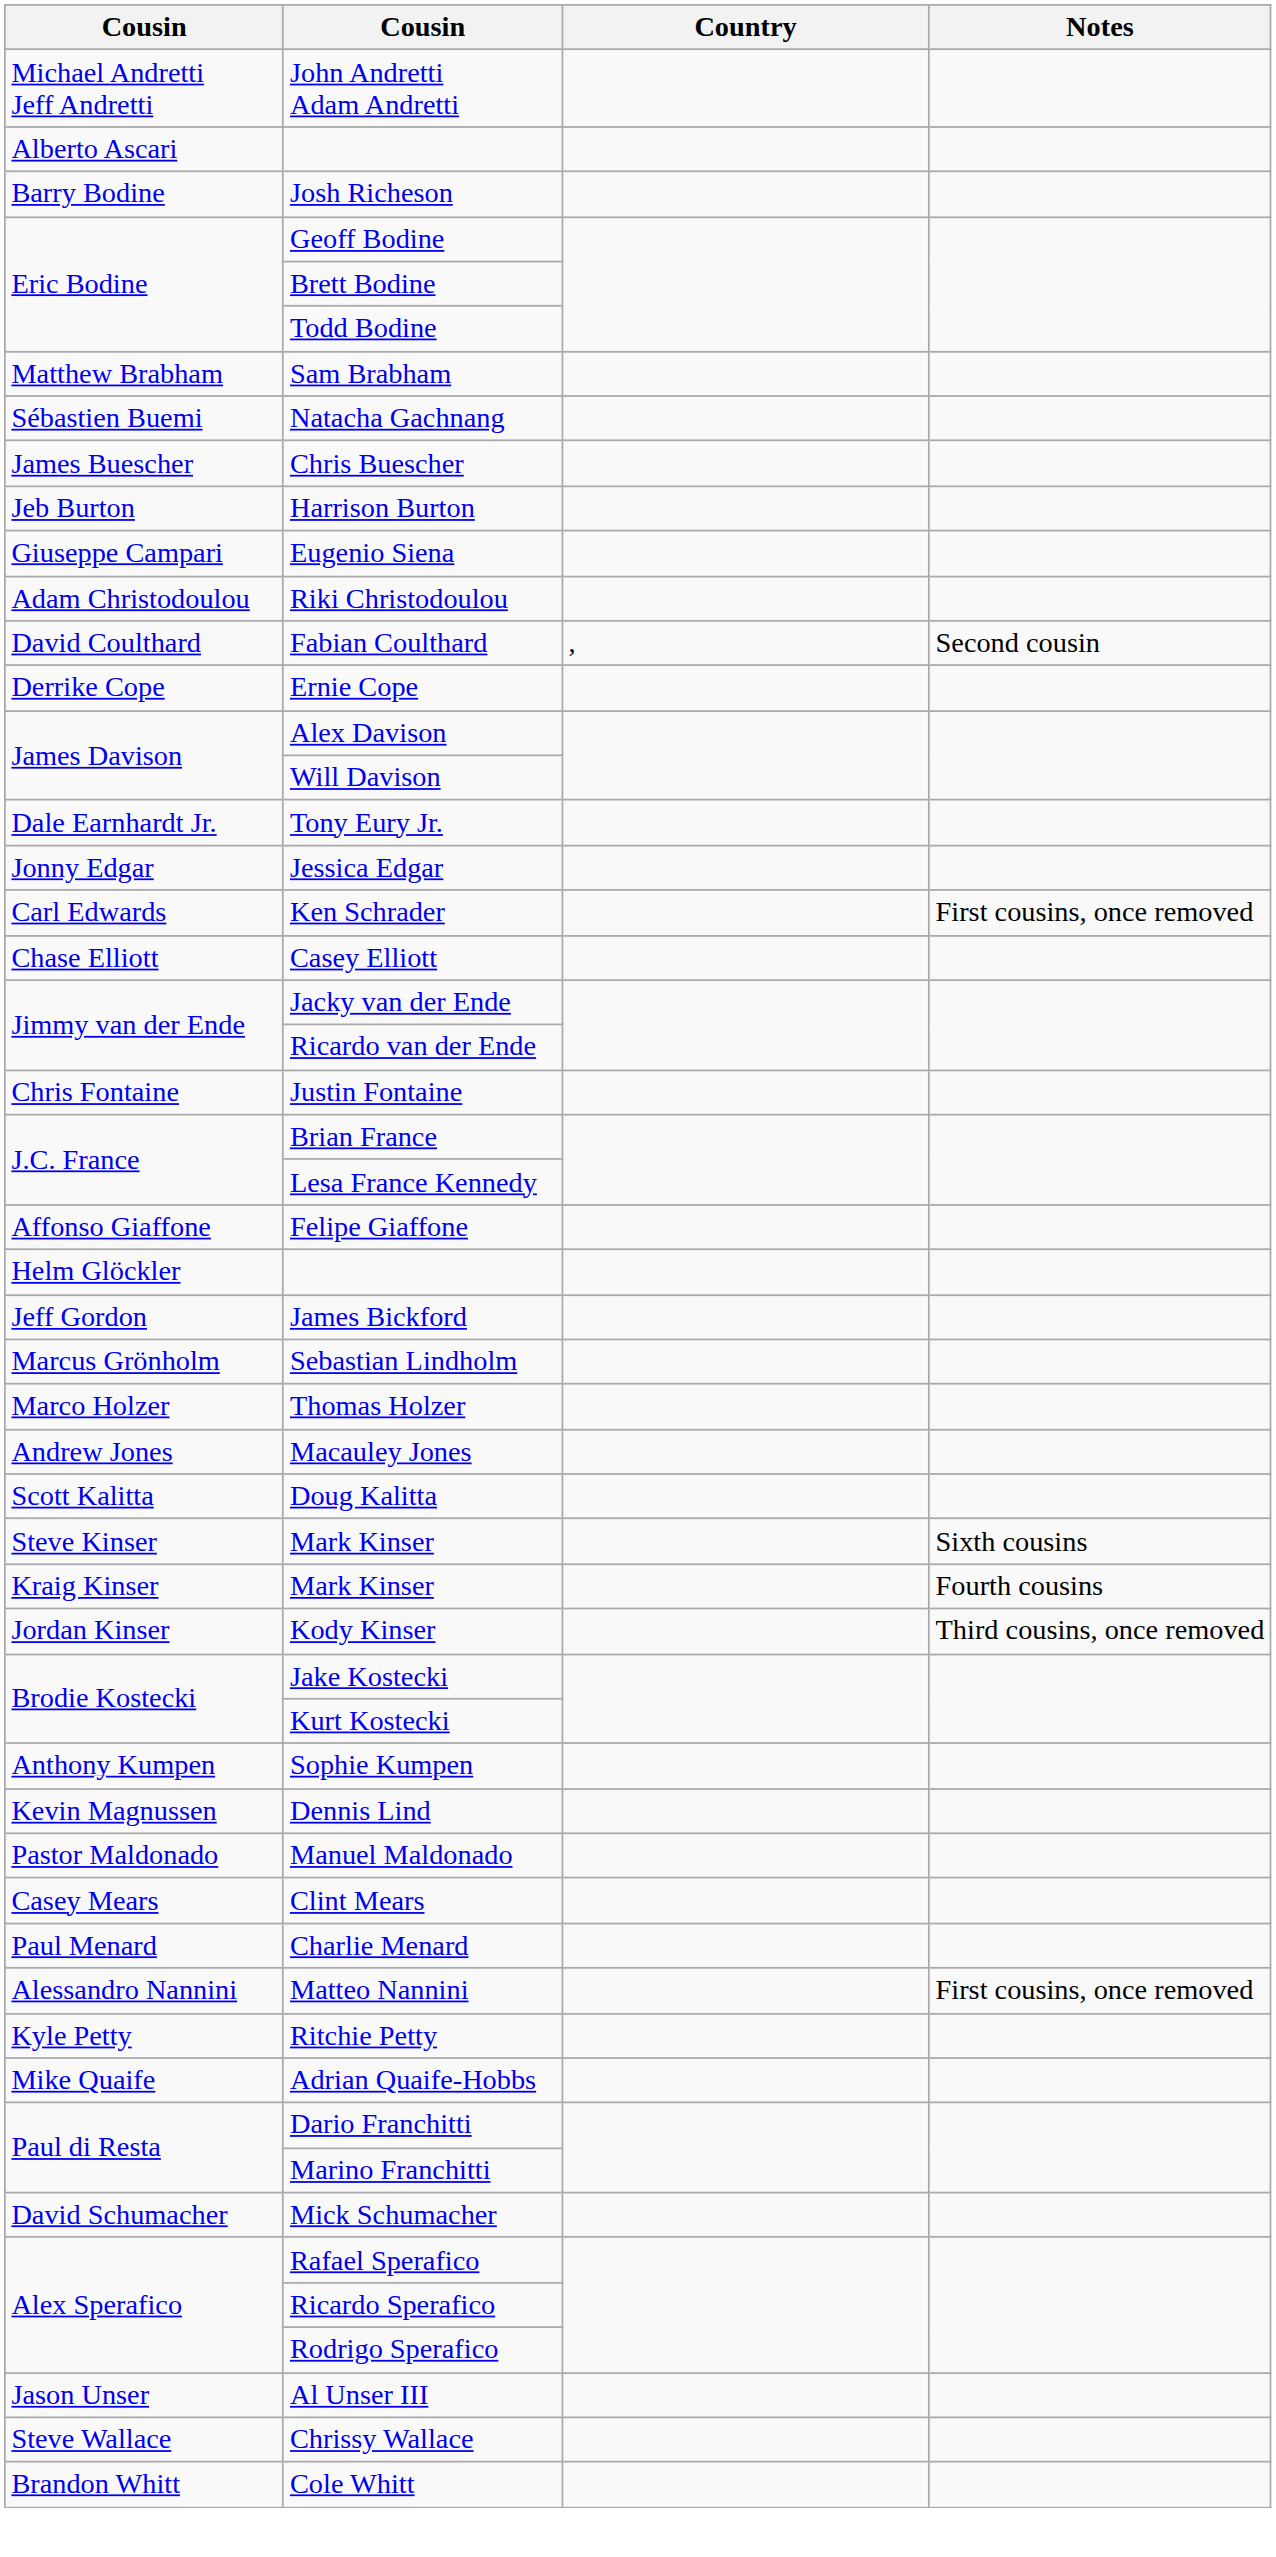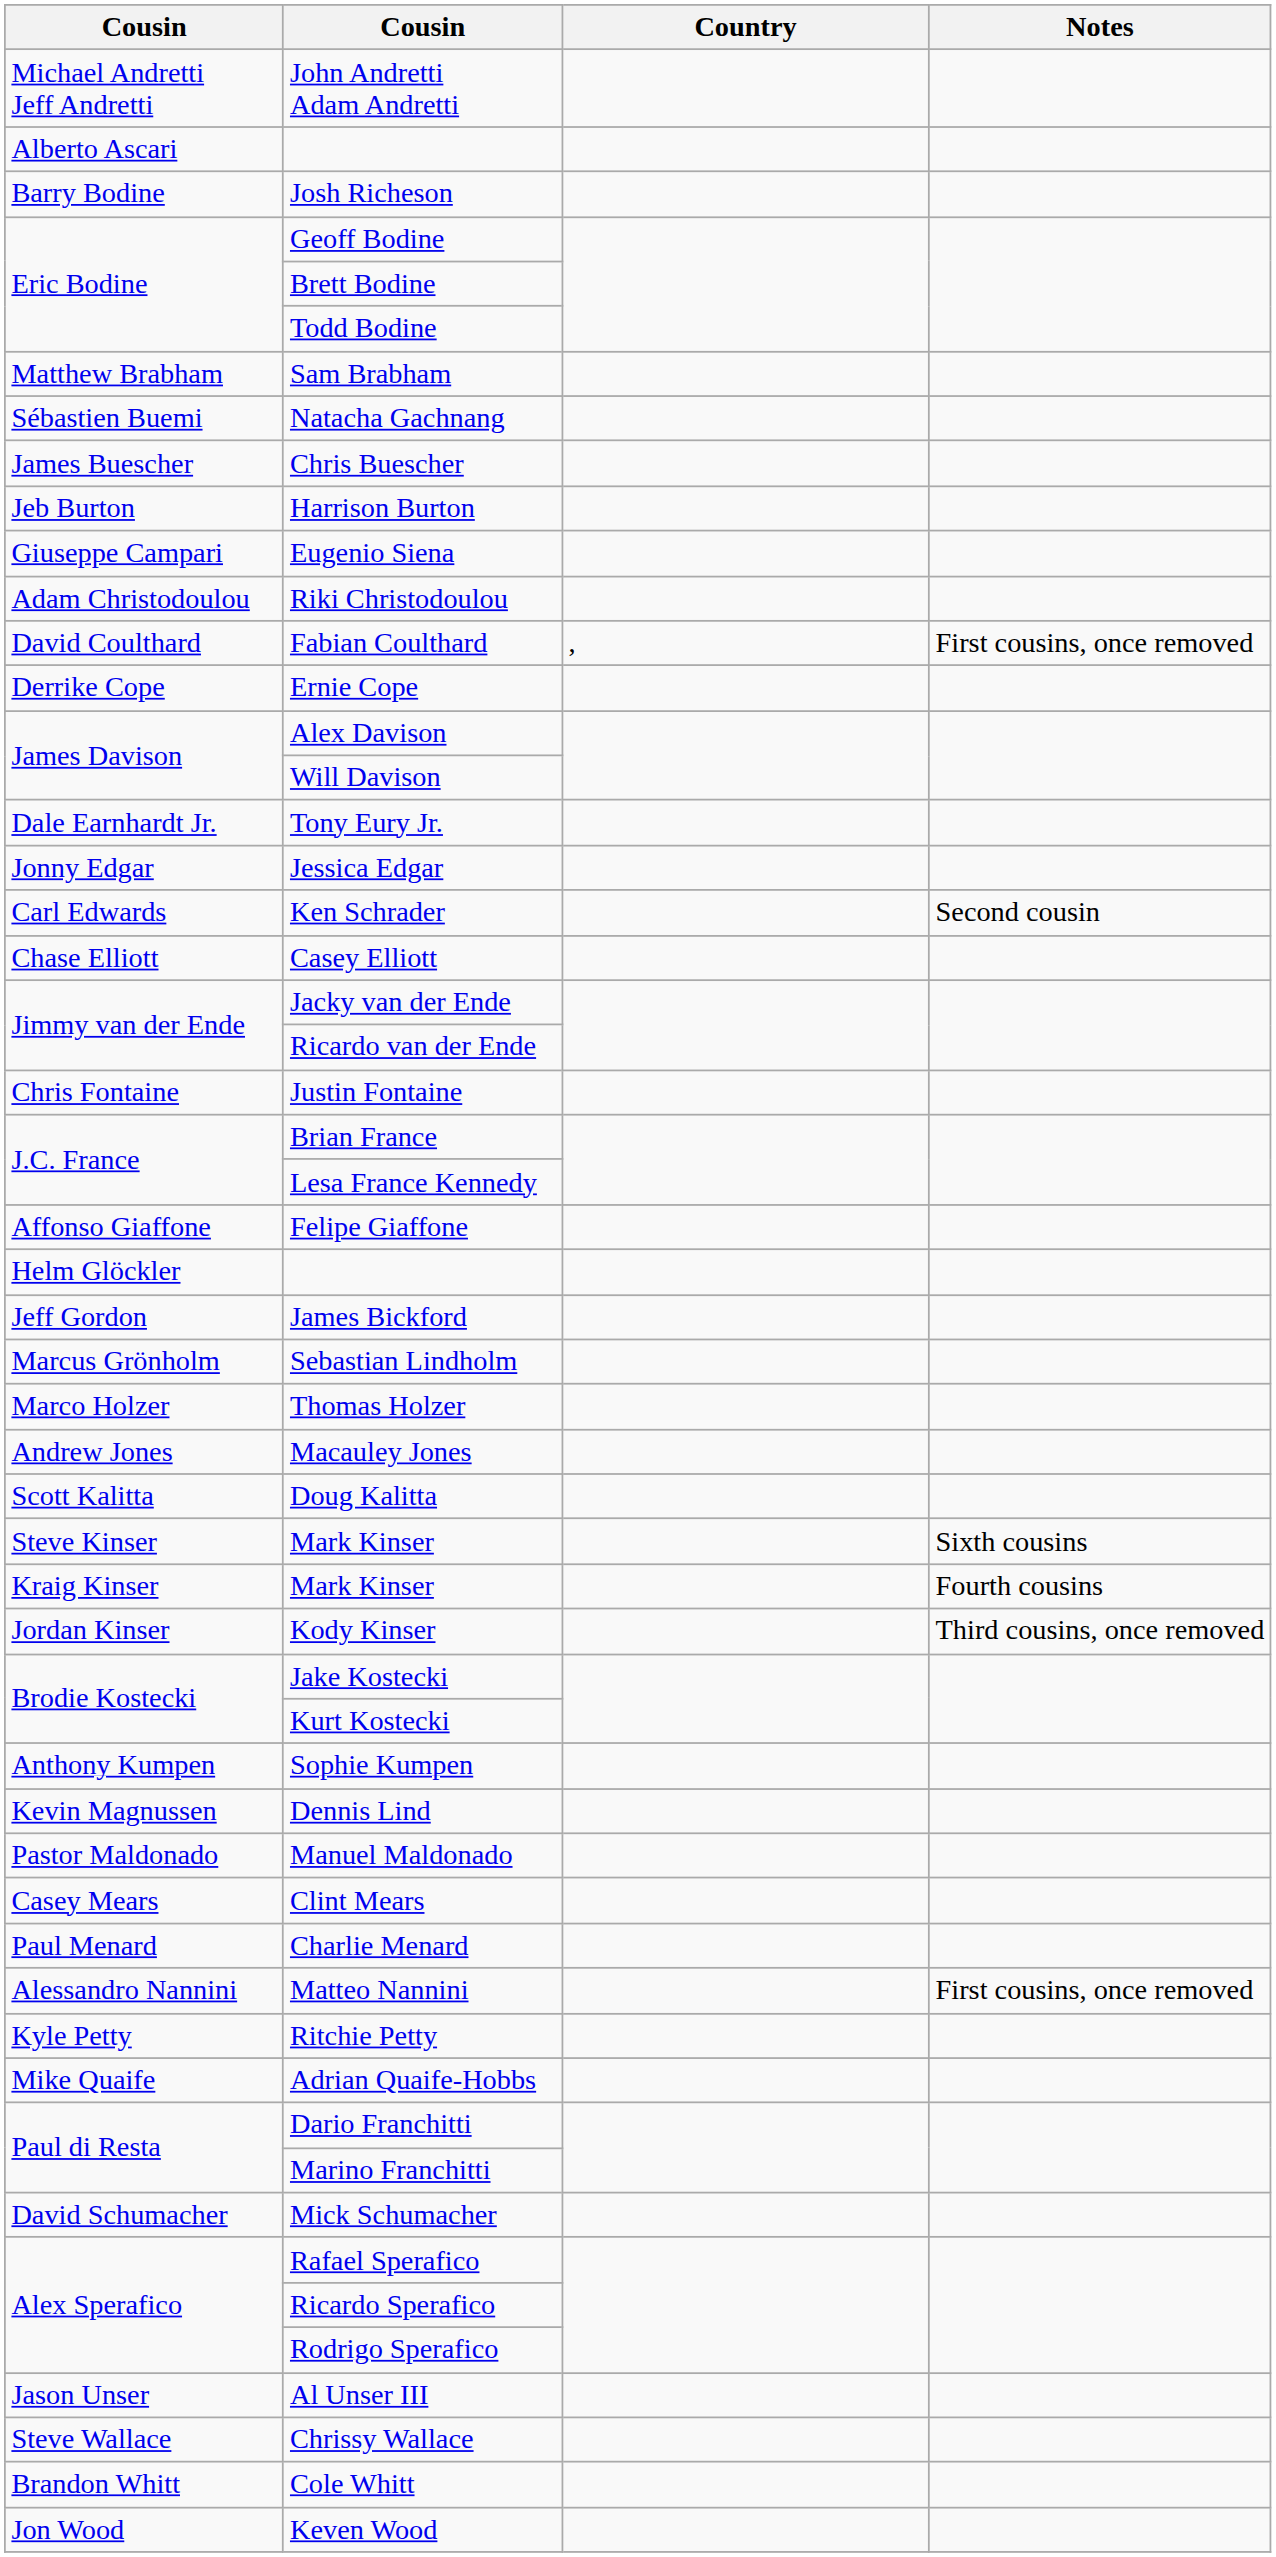(1018, 642) Second cousin -> (1094, 642) First cousins, once removed
(1094, 912) First cousins, once removed -> (1018, 912) Second cousin
+ row: (68, 2529)
